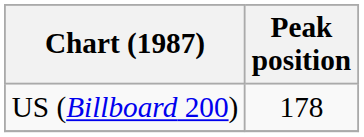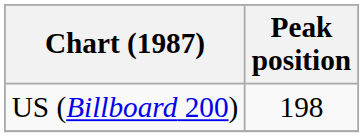(301, 107) 178 -> (301, 107) 198
